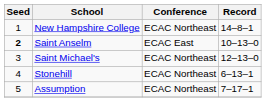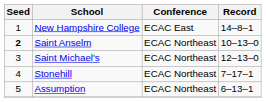(180, 27) ECAC Northeast -> (169, 27) ECAC East
(169, 43) ECAC East -> (180, 43) ECAC Northeast
(237, 74) 6–13–1 -> (237, 74) 7–17–1
(237, 89) 7–17–1 -> (237, 89) 6–13–1
